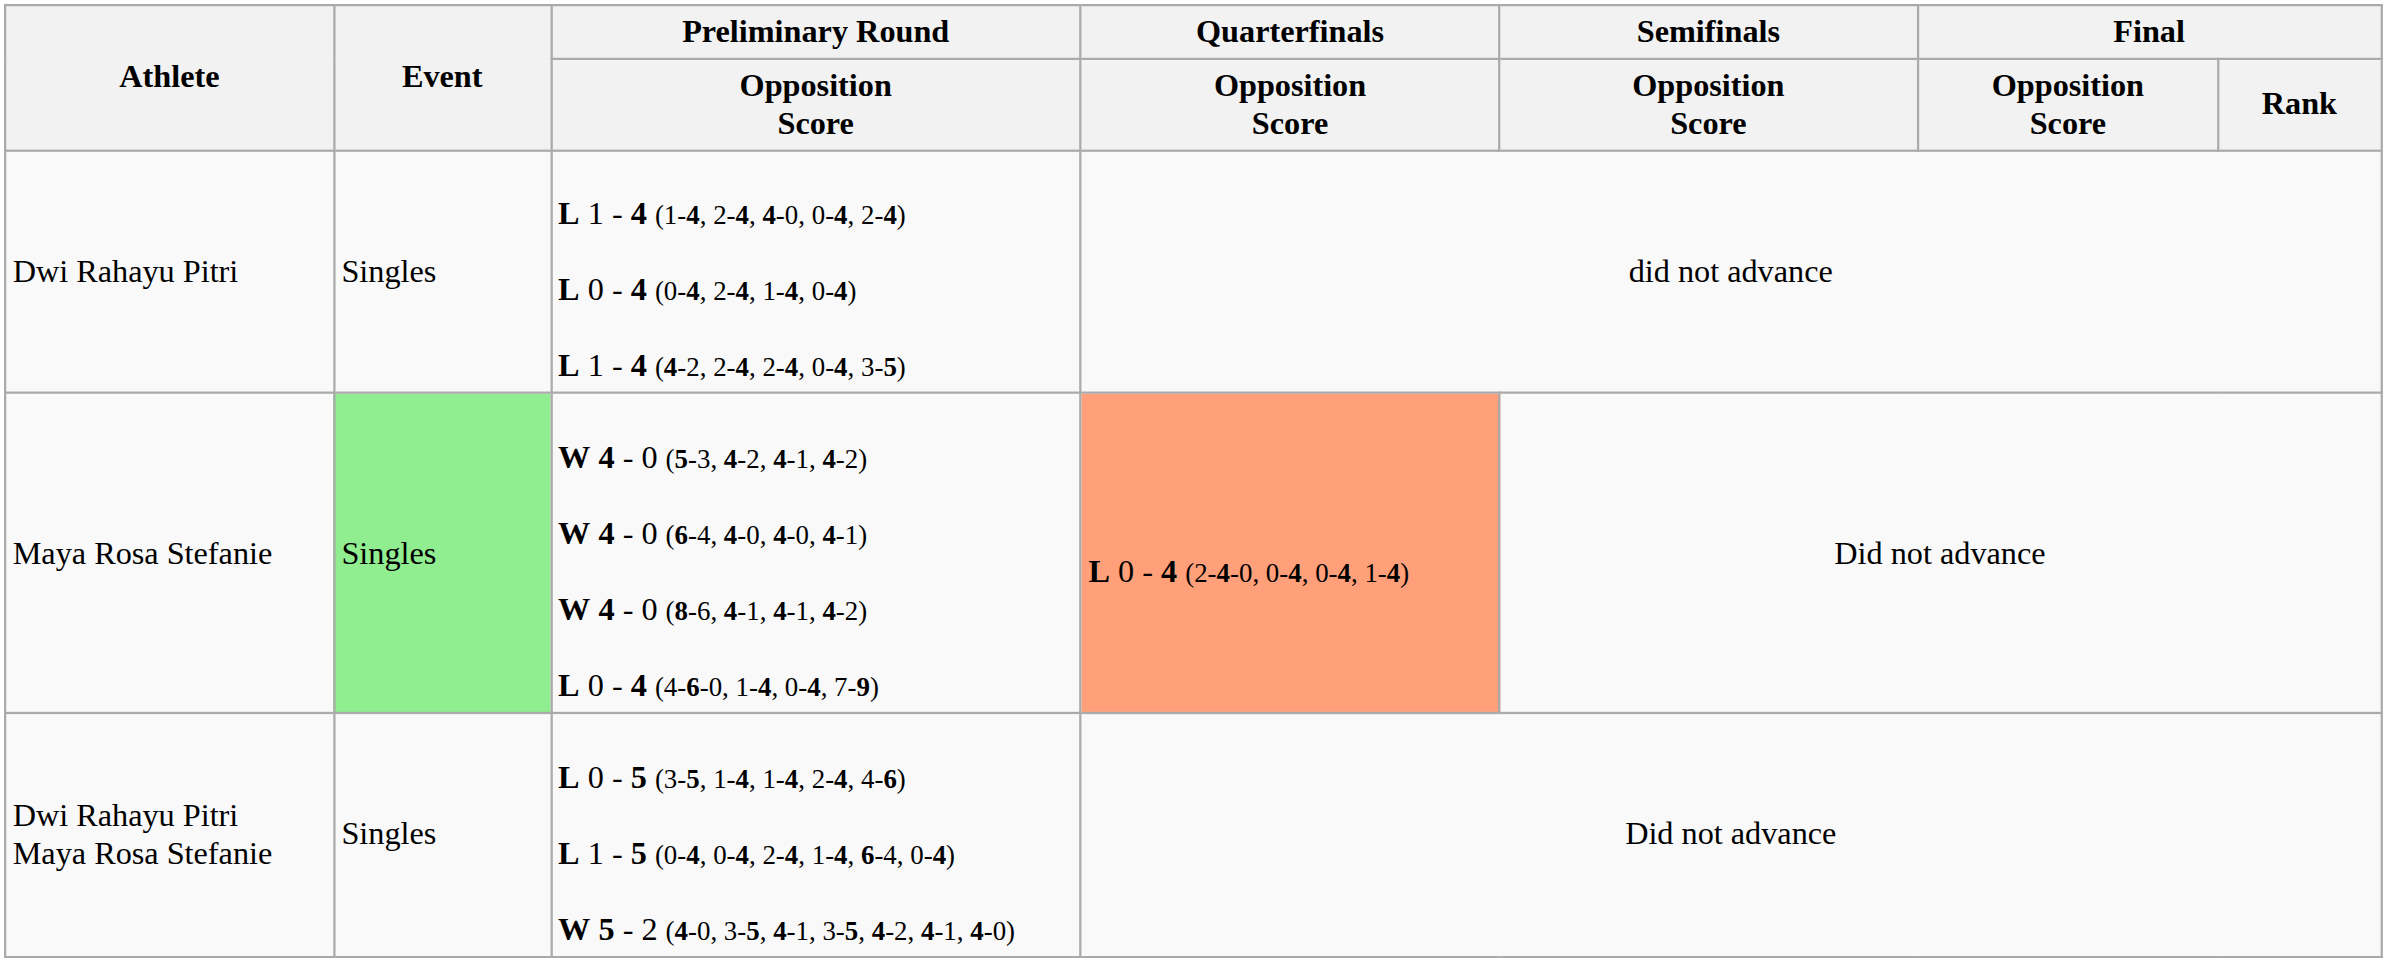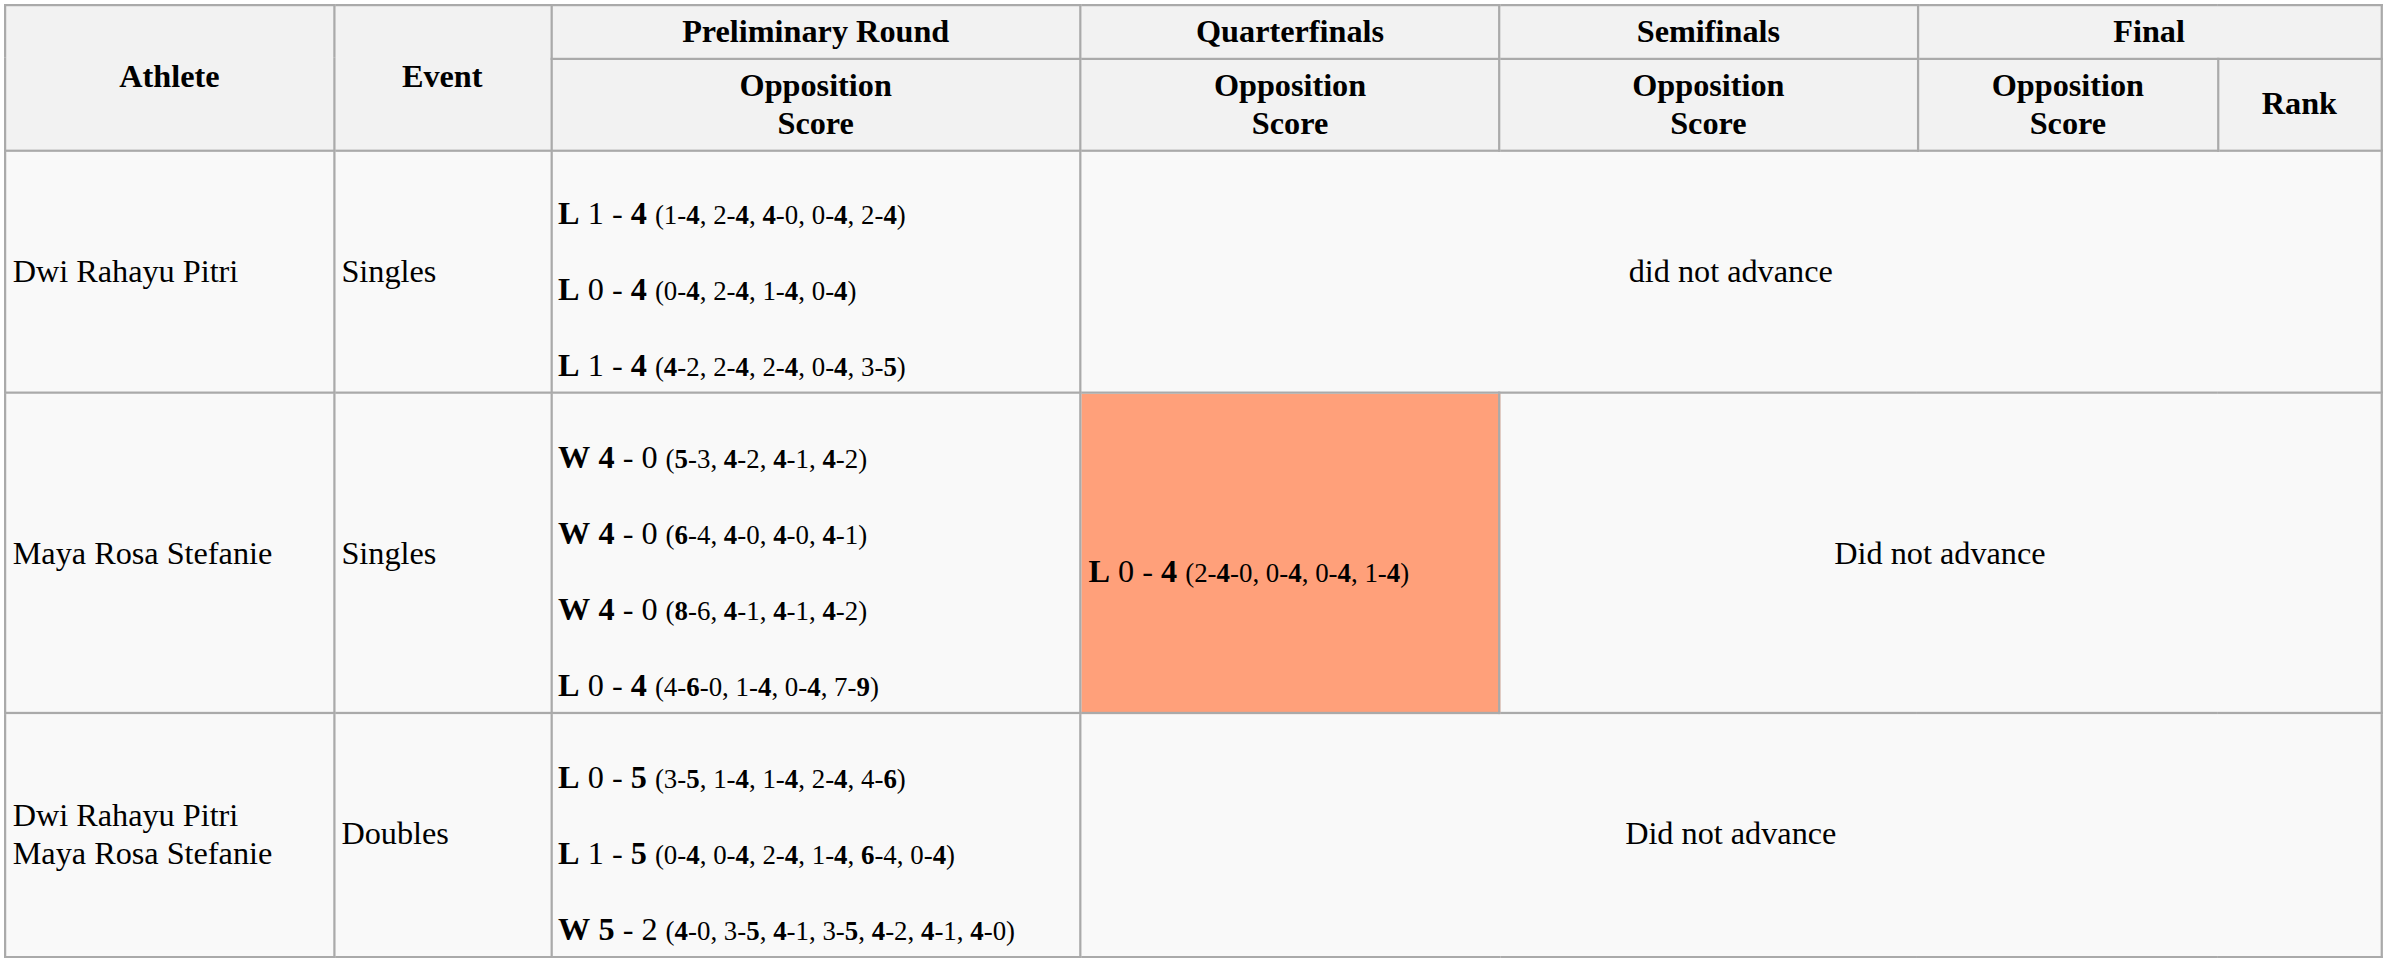(389, 552) lightgreen background -> (389, 552) no background
(389, 834) Singles -> (395, 834) Doubles
